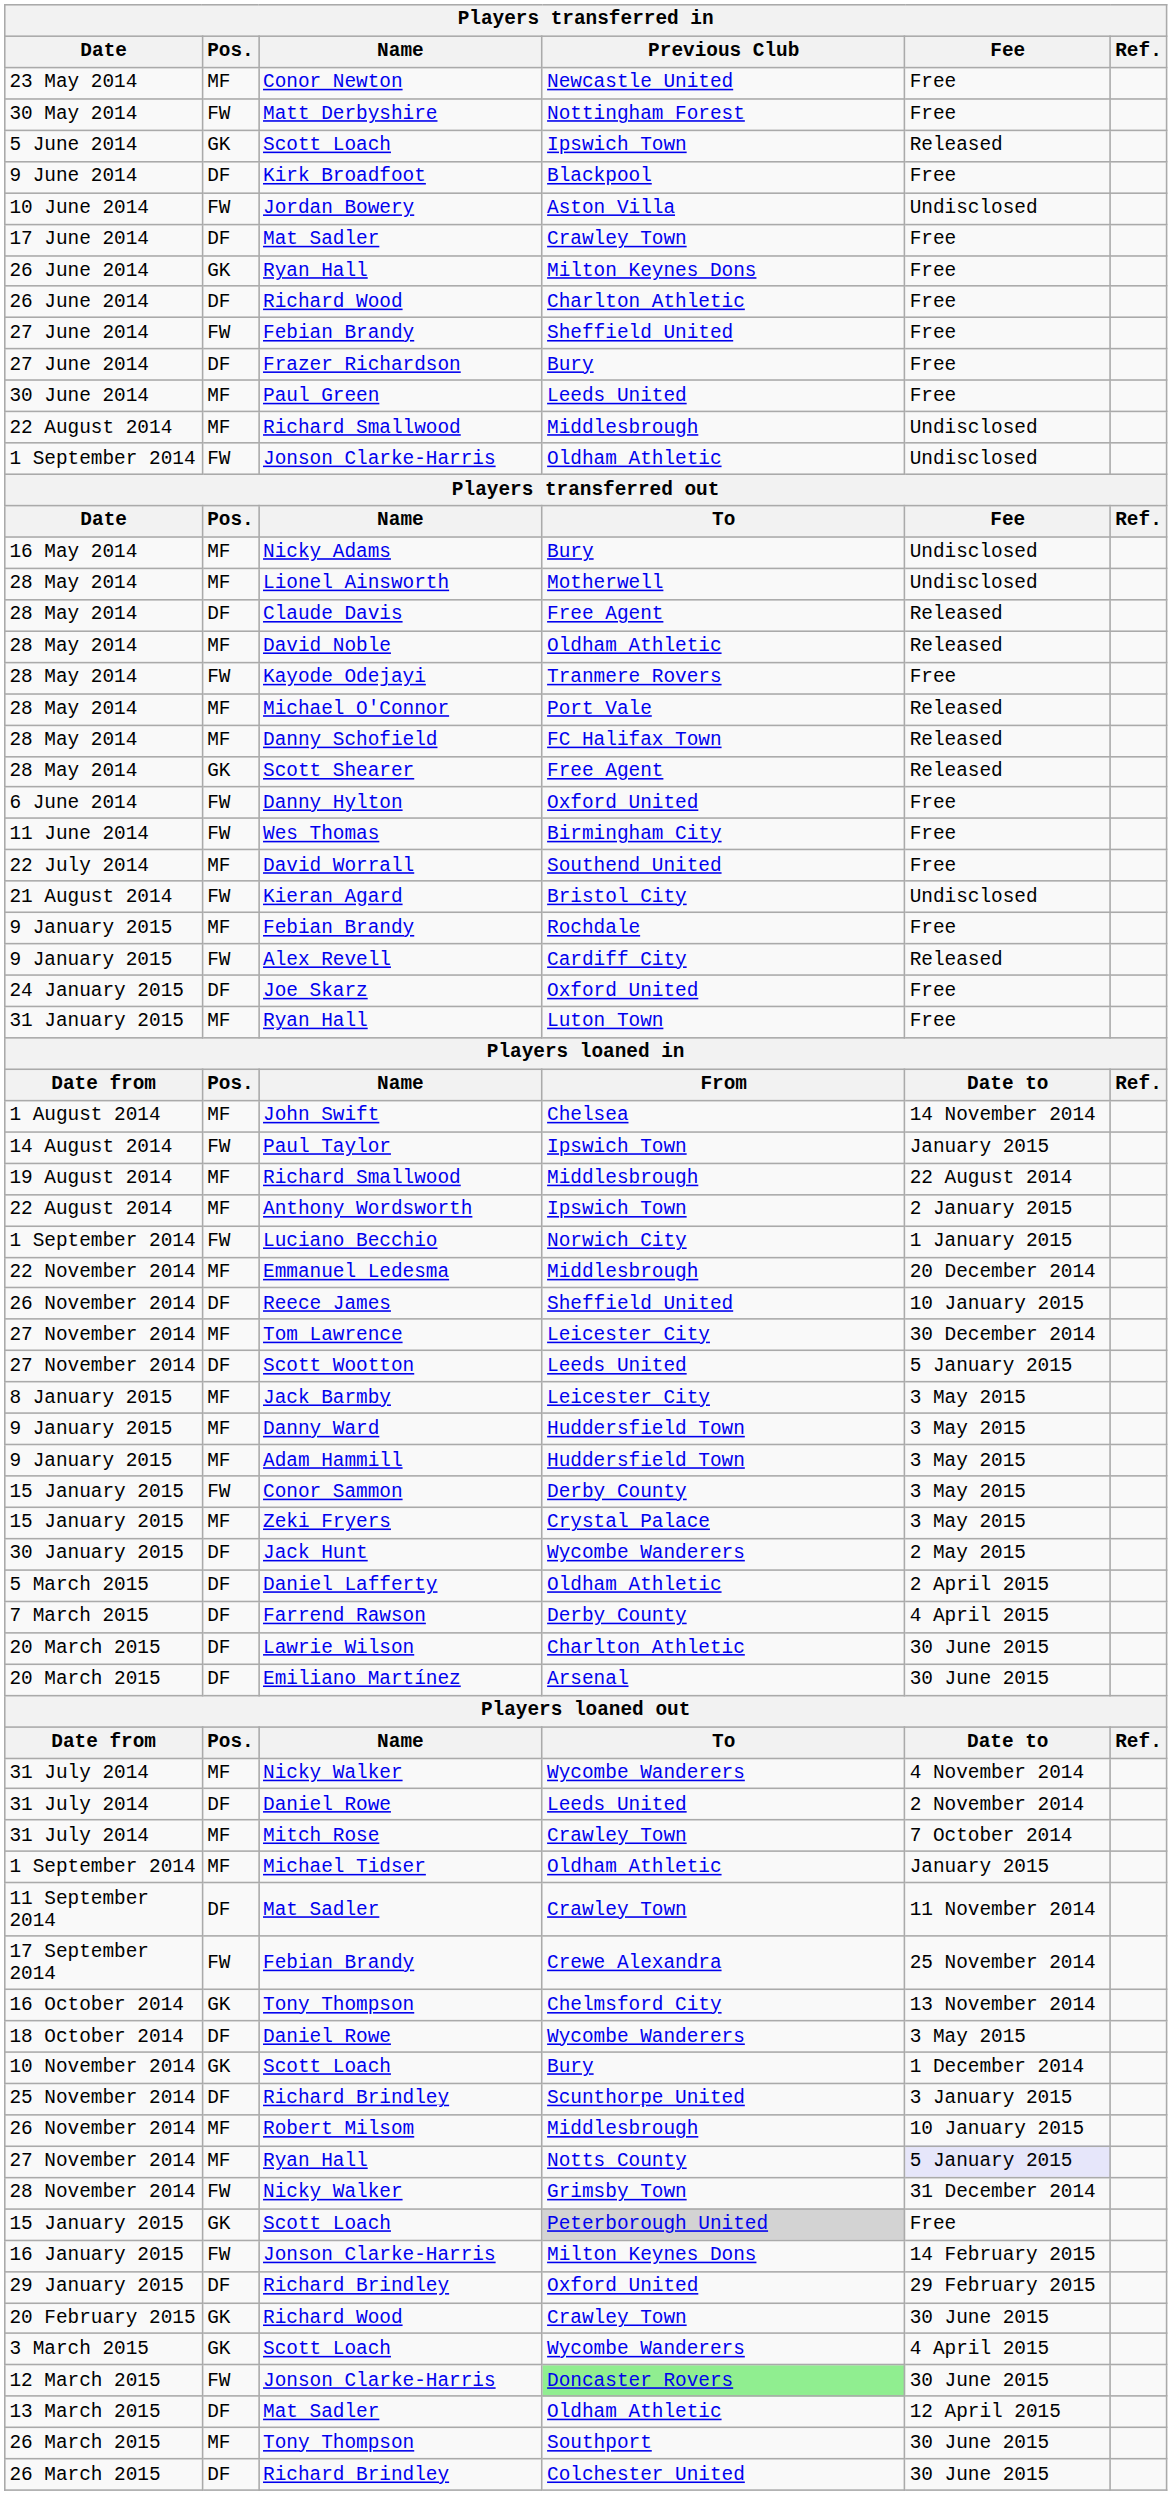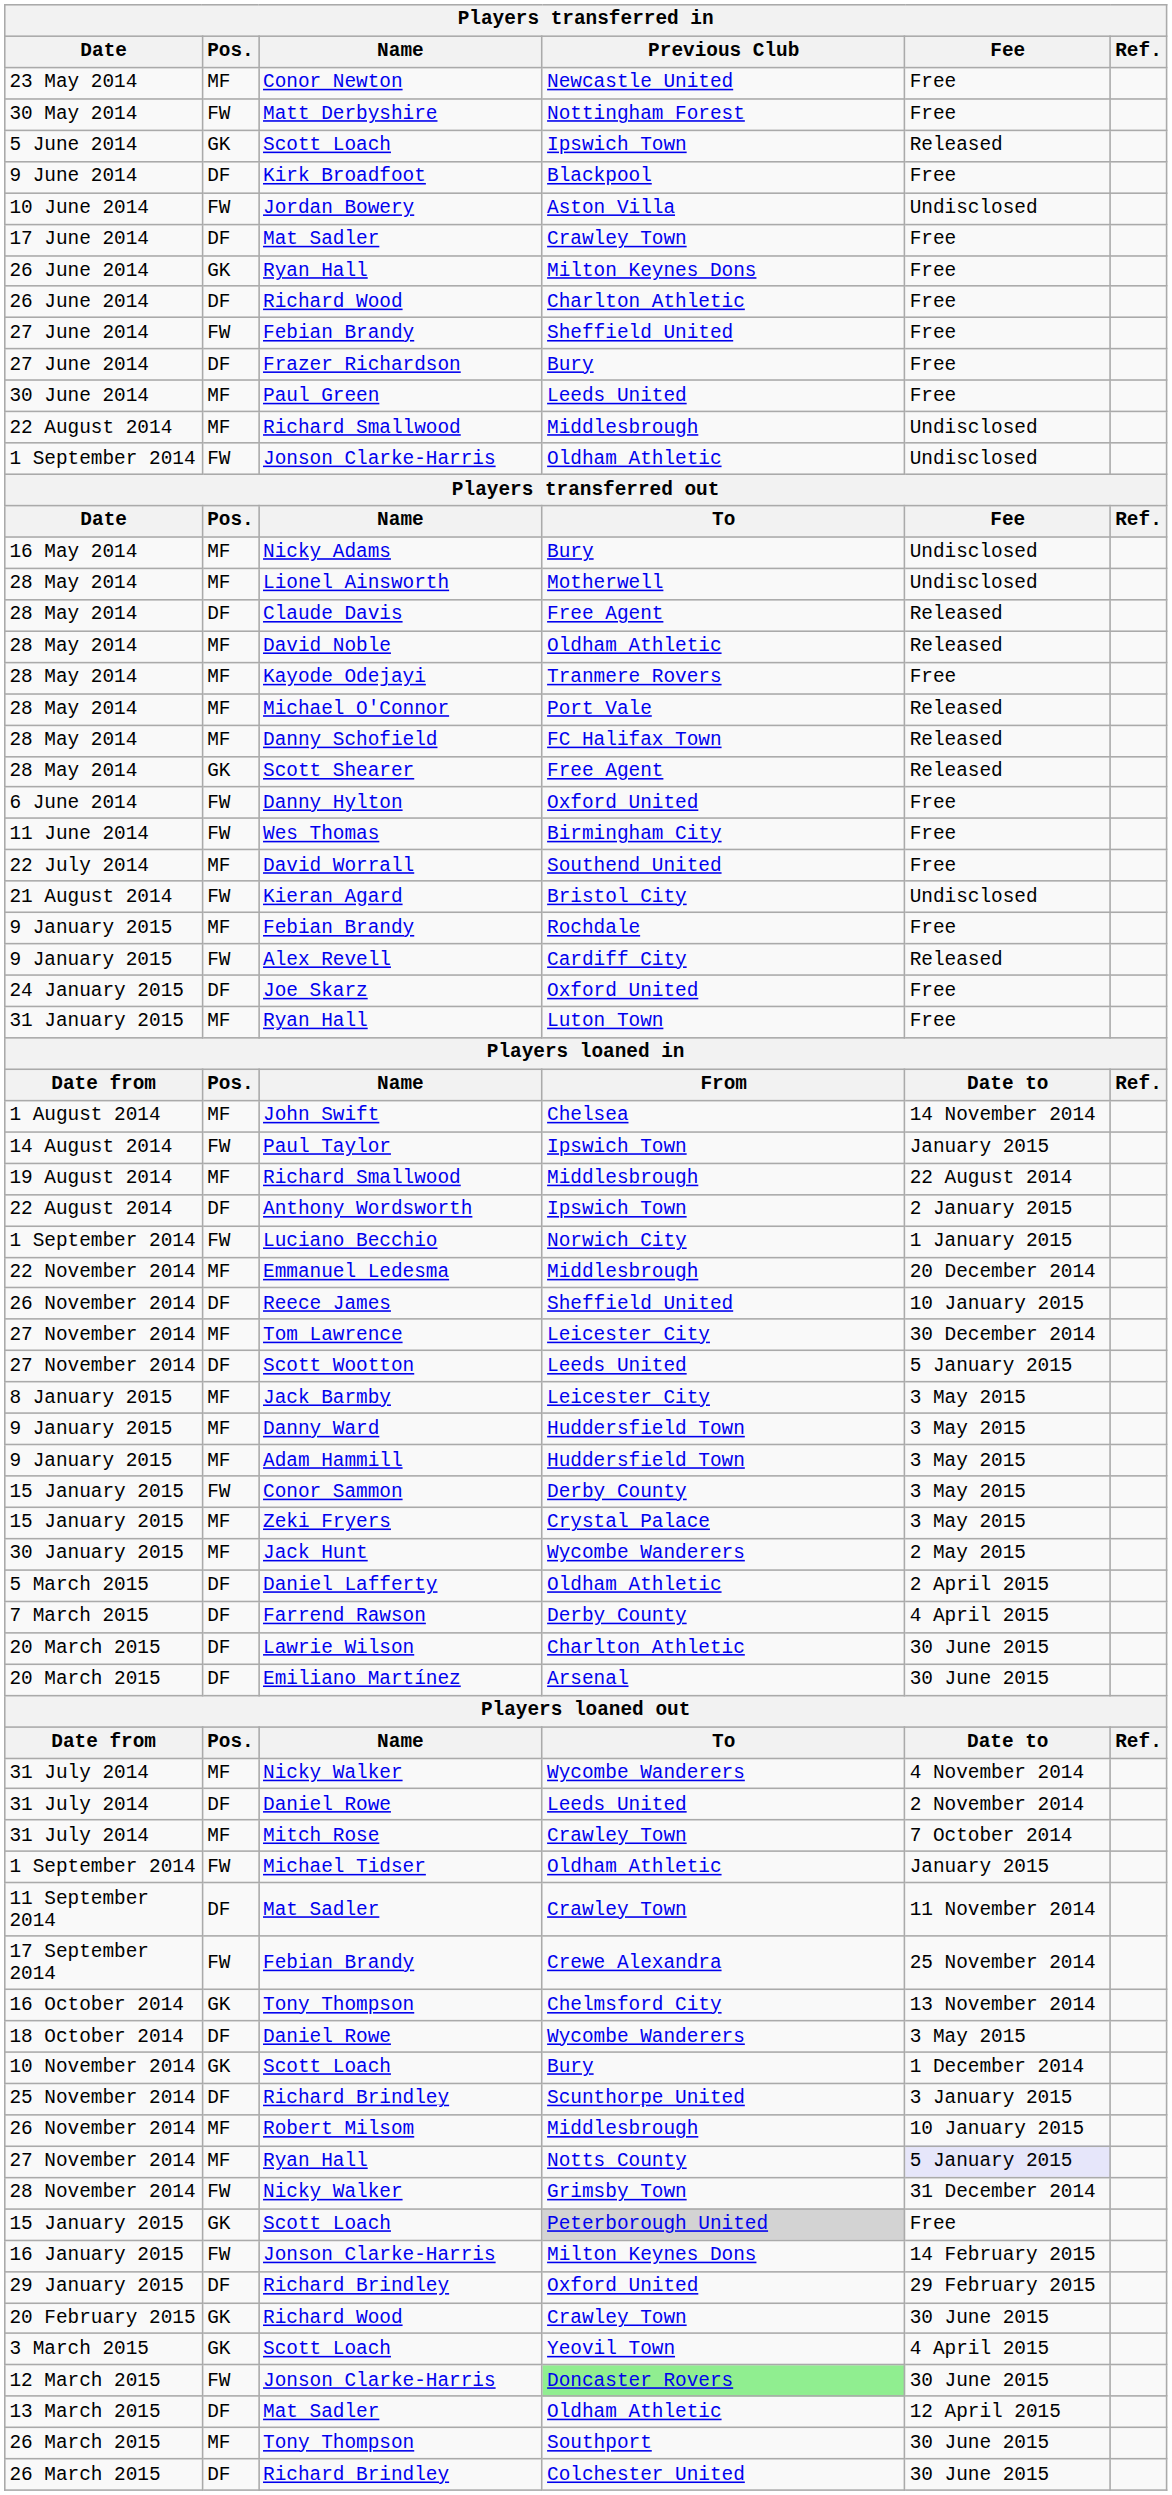(219, 678) FW -> (219, 678) MF
(219, 1210) MF -> (219, 1210) DF
(219, 1555) DF -> (219, 1555) MF
(219, 1868) MF -> (219, 1868) FW
(646, 2350) Wycombe Wanderers -> (611, 2350) Yeovil Town
